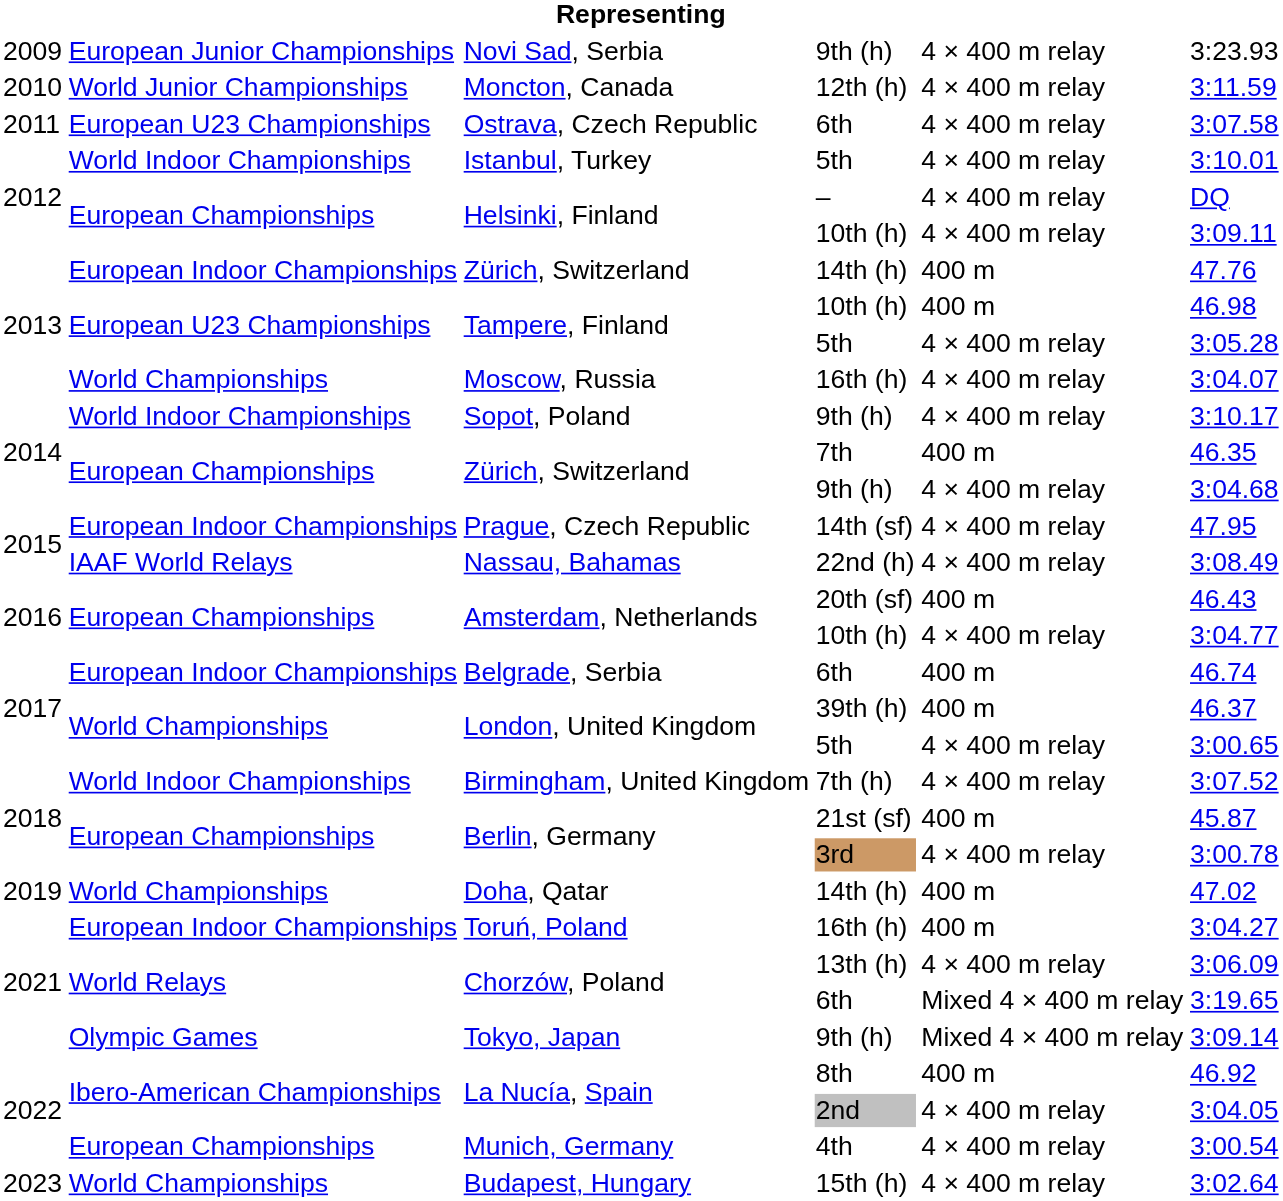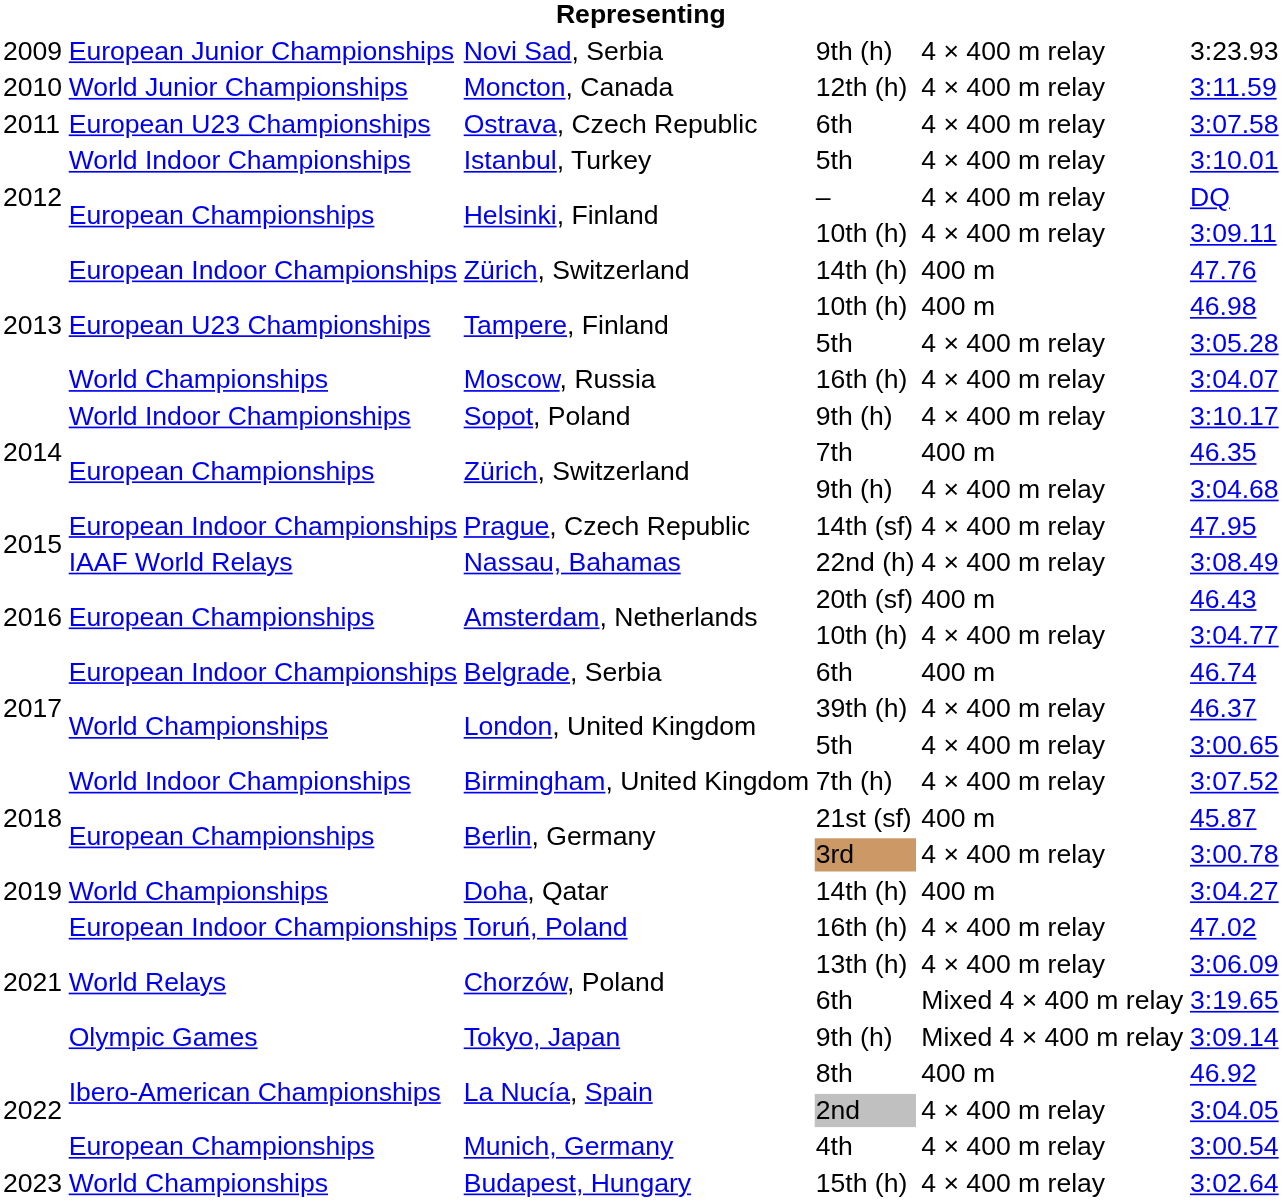(958, 708) 400 m -> (1013, 708) 4 × 400 m relay
(1223, 891) 47.02 -> (1234, 891) 3:04.27
(958, 927) 400 m -> (1013, 927) 4 × 400 m relay
(1234, 927) 3:04.27 -> (1223, 927) 47.02
